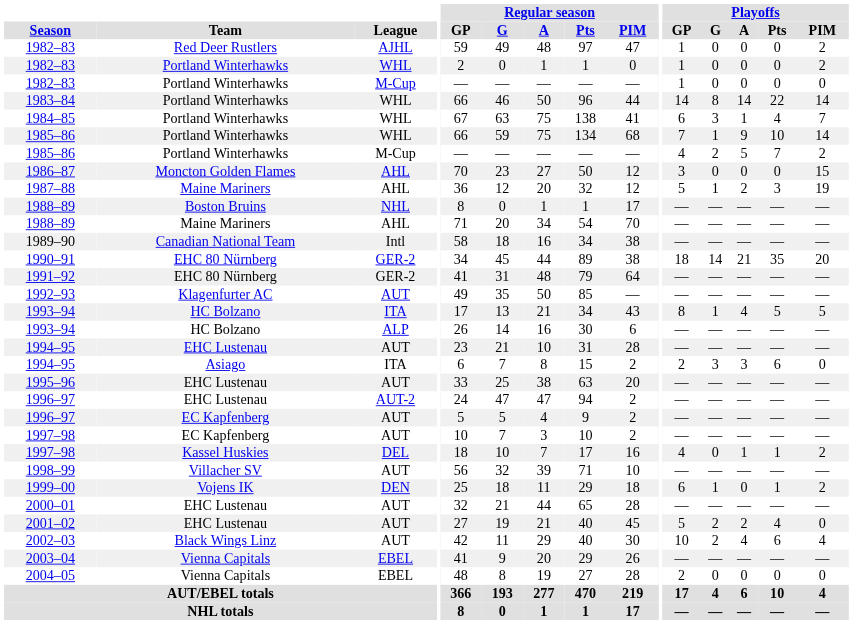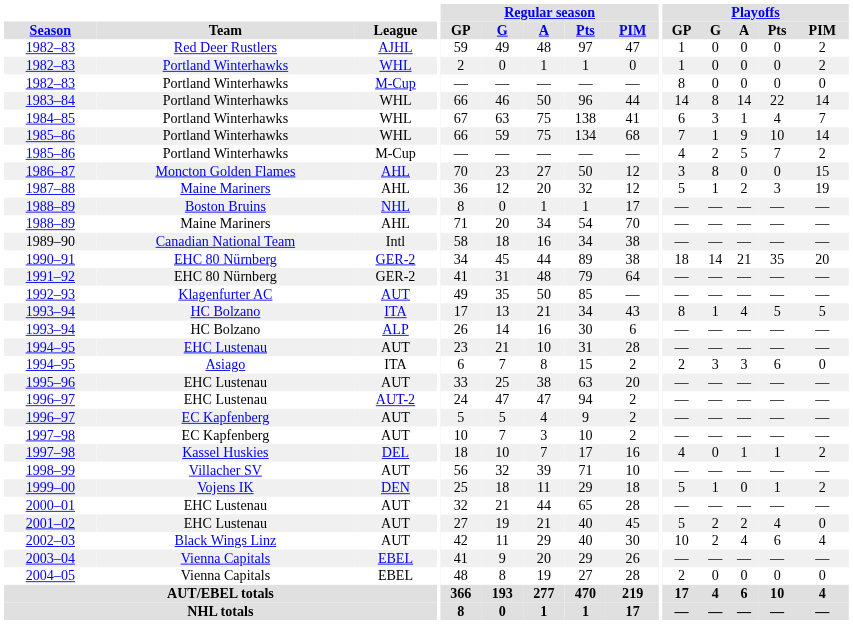(682, 83) 1 -> (682, 83) 8
(715, 171) 0 -> (715, 171) 8
(682, 488) 6 -> (682, 488) 5
